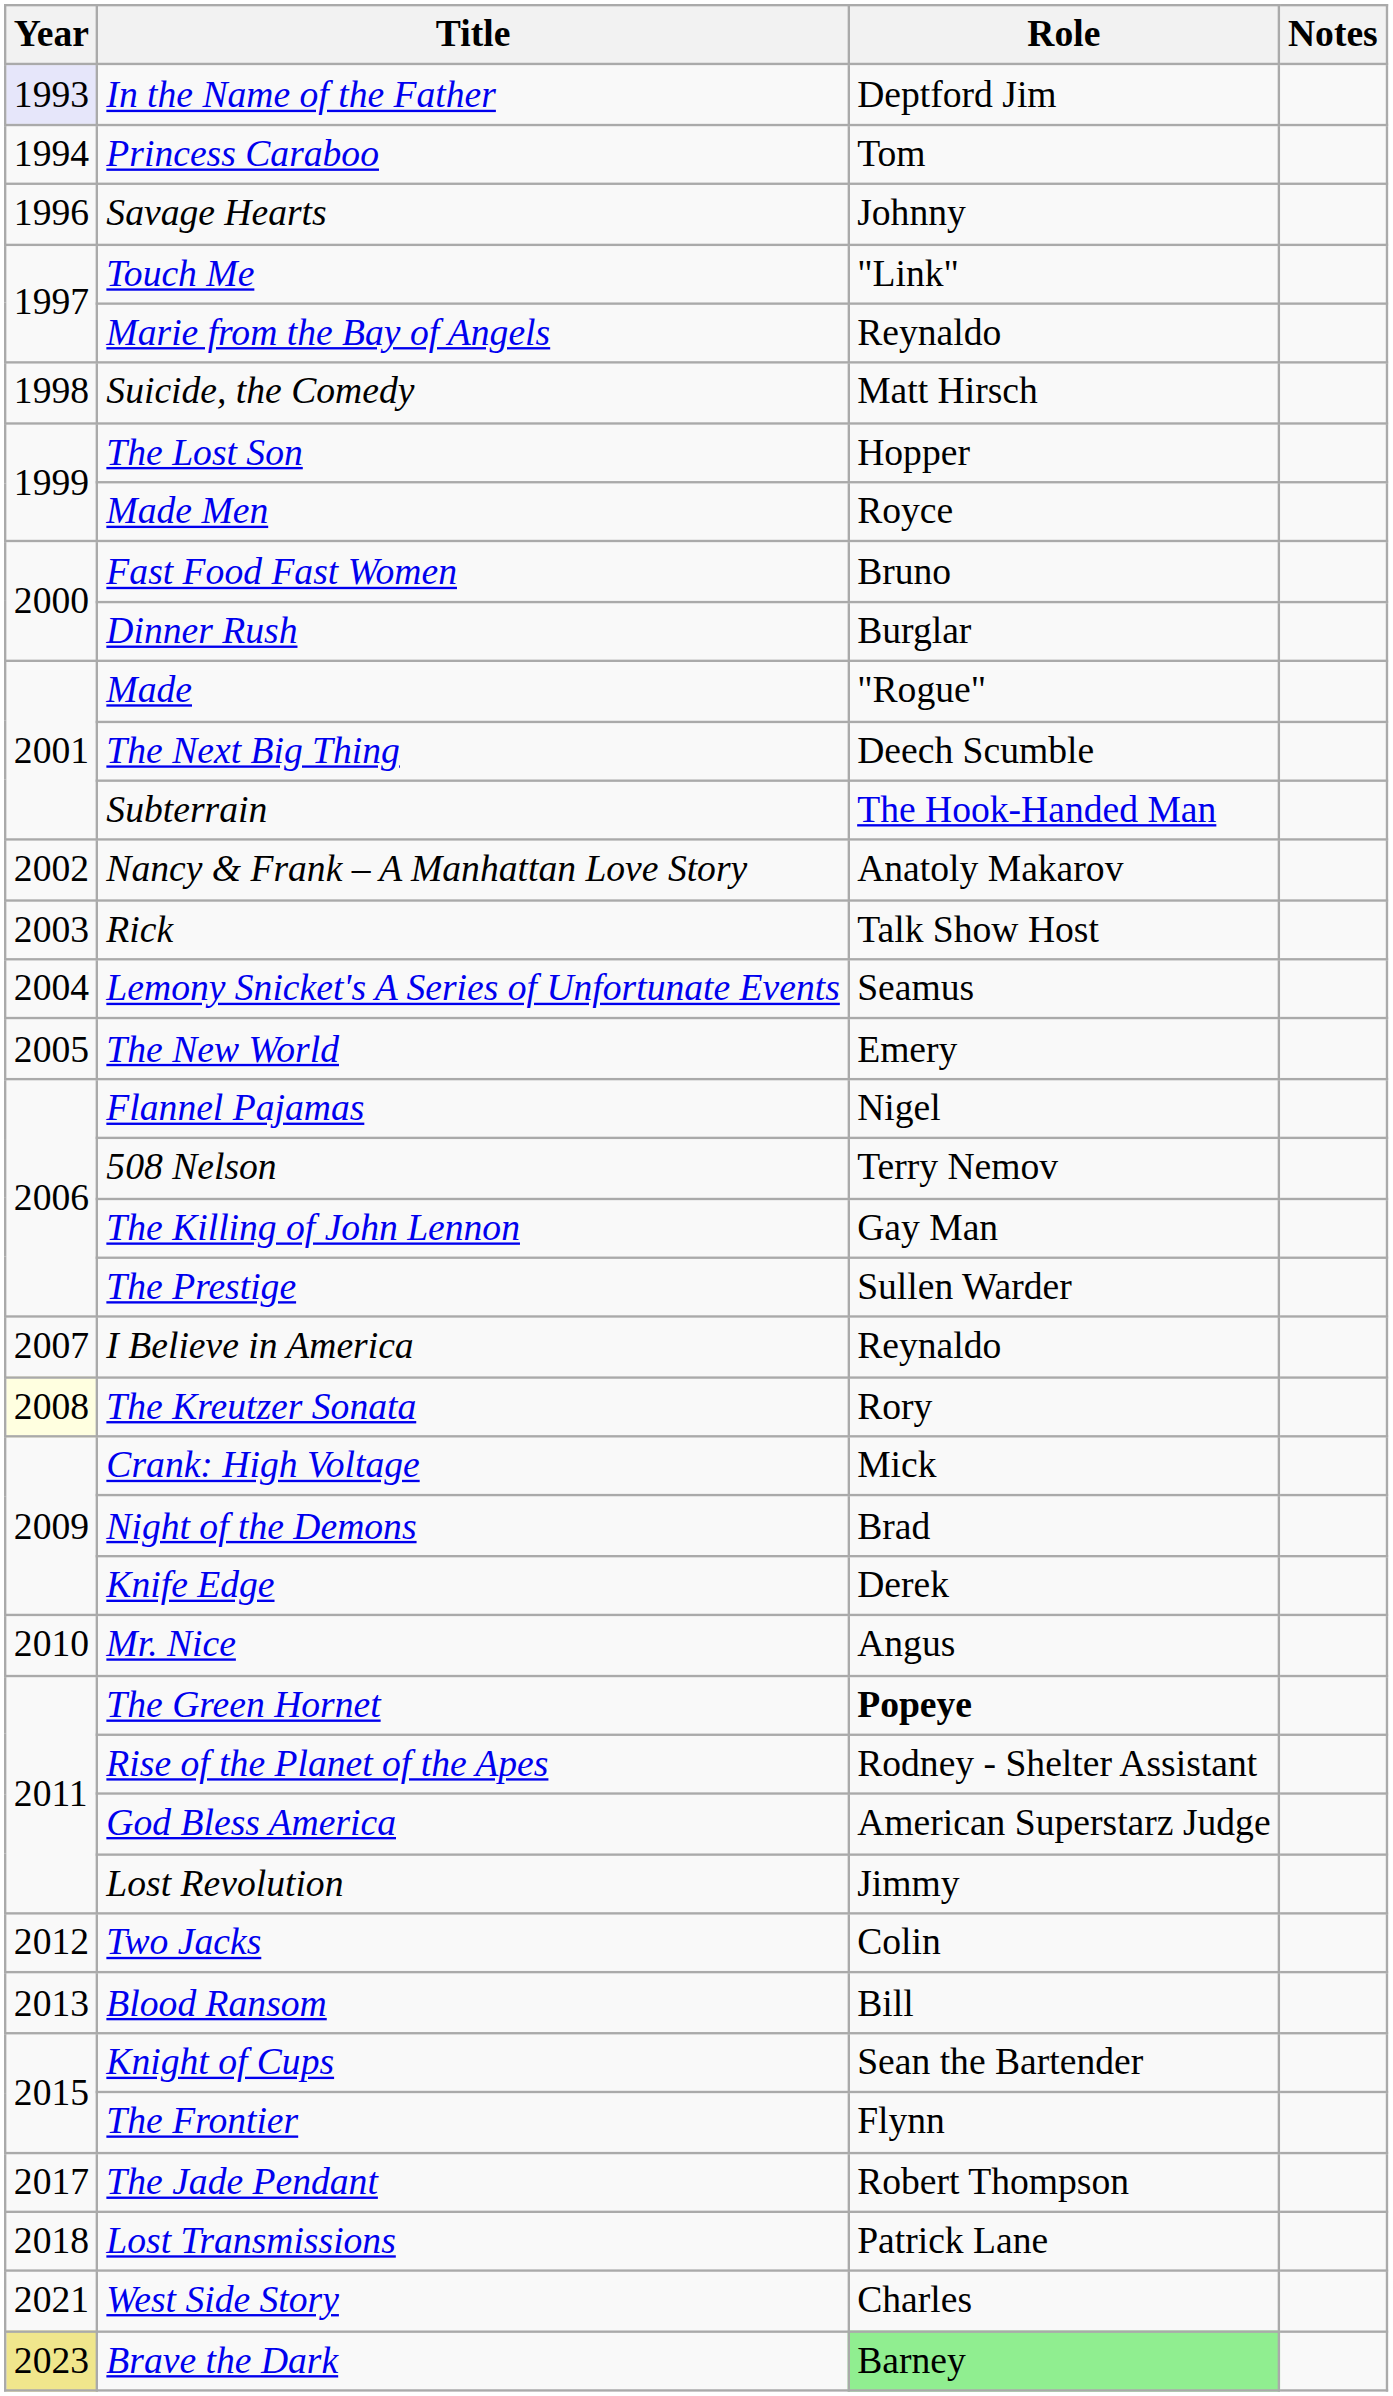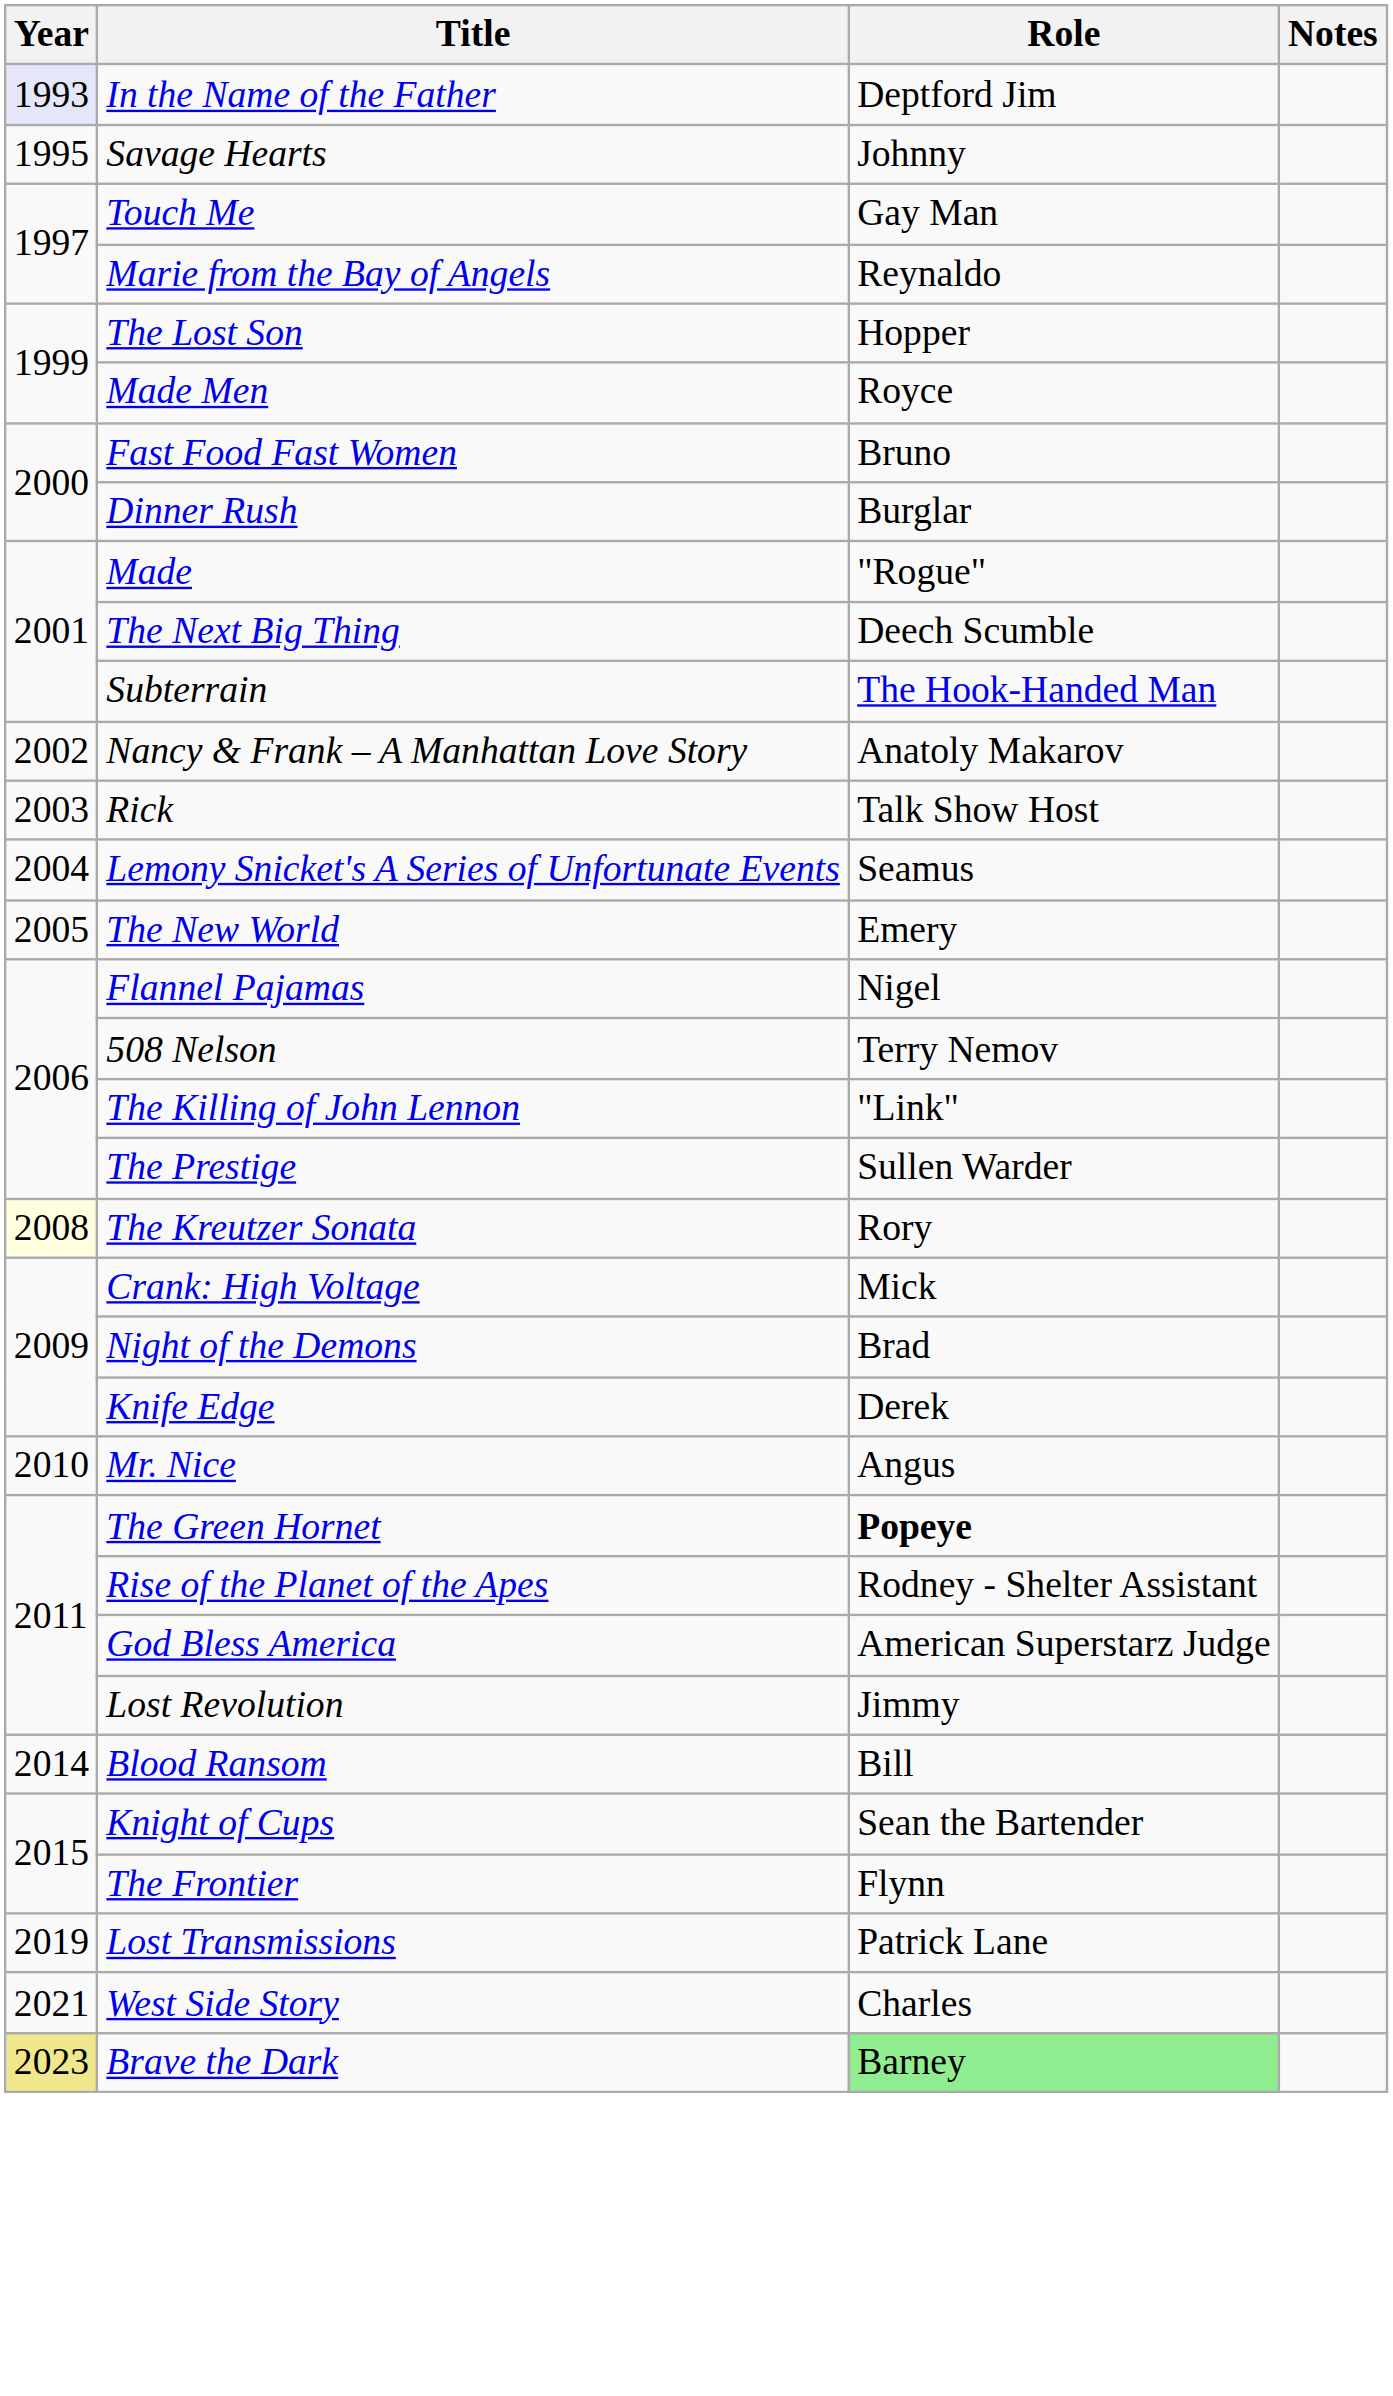- row: (243, 153)
(51, 213) 1996 -> (51, 153) 1995
(908, 272) "Link" -> (928, 213) Gay Man
- row: (260, 392)
(928, 1226) Gay Man -> (908, 1107) "Link"
- row: (260, 1346)
- row: (184, 1942)
(51, 2002) 2013 -> (51, 1763) 2014
- row: (242, 2181)
(51, 2240) 2018 -> (51, 1942) 2019
